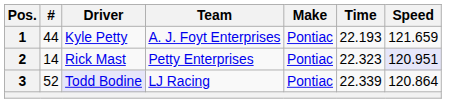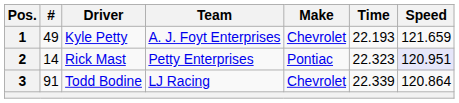(51, 37) 44 -> (51, 37) 49
(310, 37) Pontiac -> (316, 37) Chevrolet
(51, 81) 52 -> (51, 81) 91
(104, 81) lavender background -> (104, 81) no background
(310, 81) Pontiac -> (316, 81) Chevrolet
